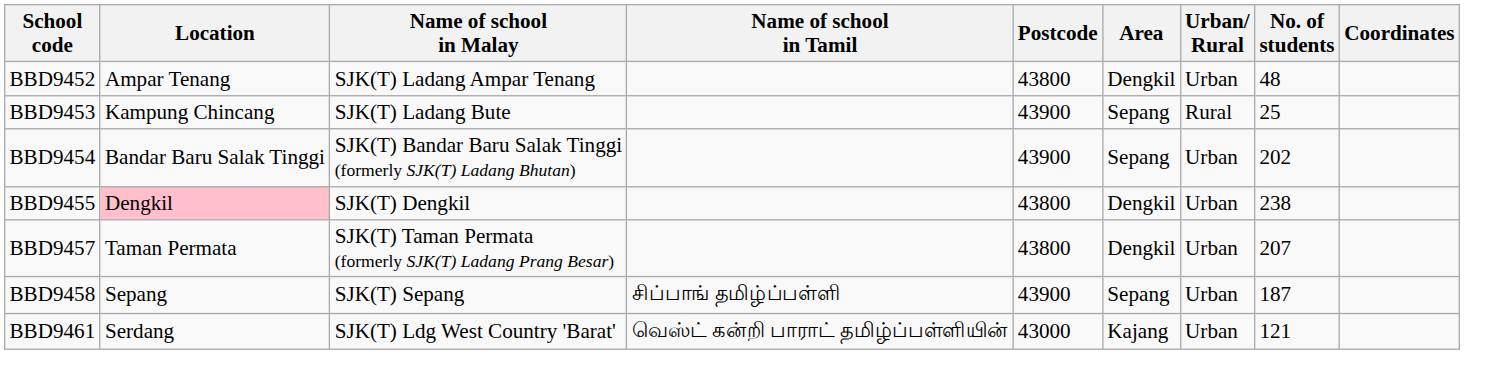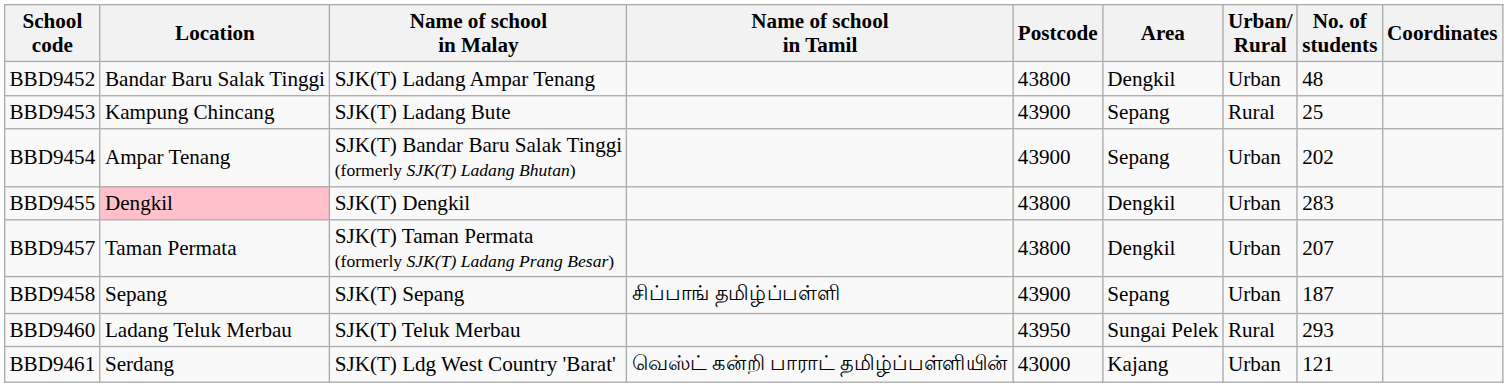(168, 78) Ampar Tenang -> (215, 78) Bandar Baru Salak Tinggi
(215, 157) Bandar Baru Salak Tinggi -> (168, 157) Ampar Tenang
(1275, 202) 238 -> (1318, 202) 283
+ row: (52, 329)
